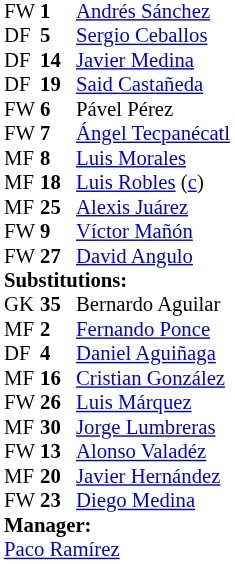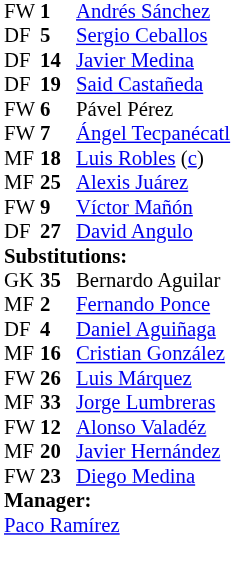- row: (131, 157)
(20, 255) FW -> (17, 231) DF
(50, 427) 30 -> (50, 402) 33
(50, 451) 13 -> (50, 427) 12
